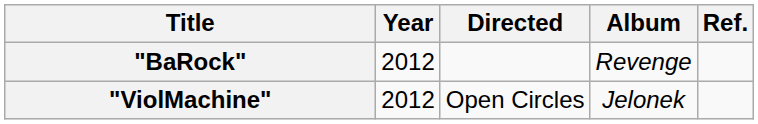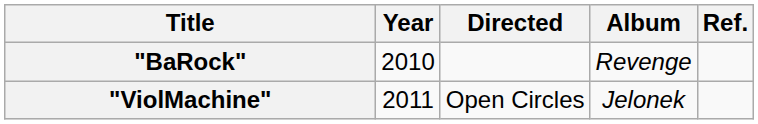(408, 61) 2012 -> (408, 61) 2010
(408, 99) 2012 -> (408, 99) 2011
